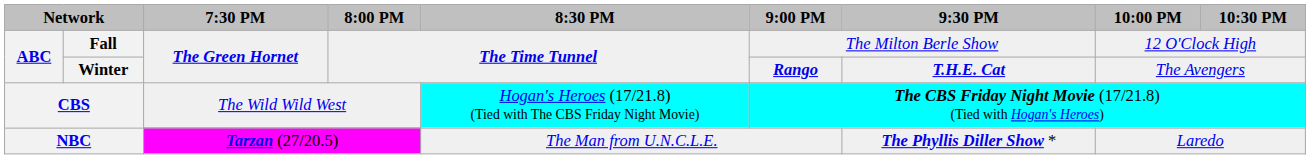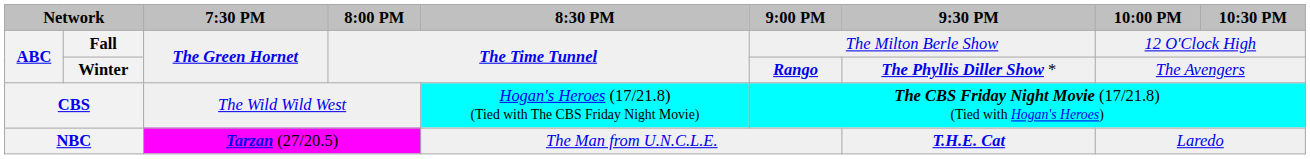(969, 69) T.H.E. Cat -> (969, 69) The Phyllis Diller Show *
(969, 140) The Phyllis Diller Show * -> (969, 140) T.H.E. Cat
